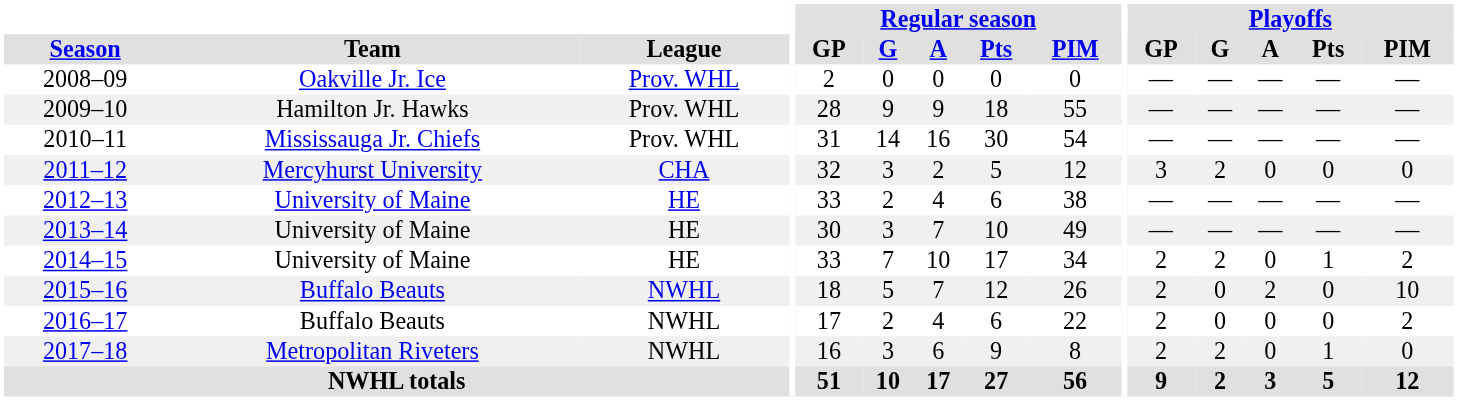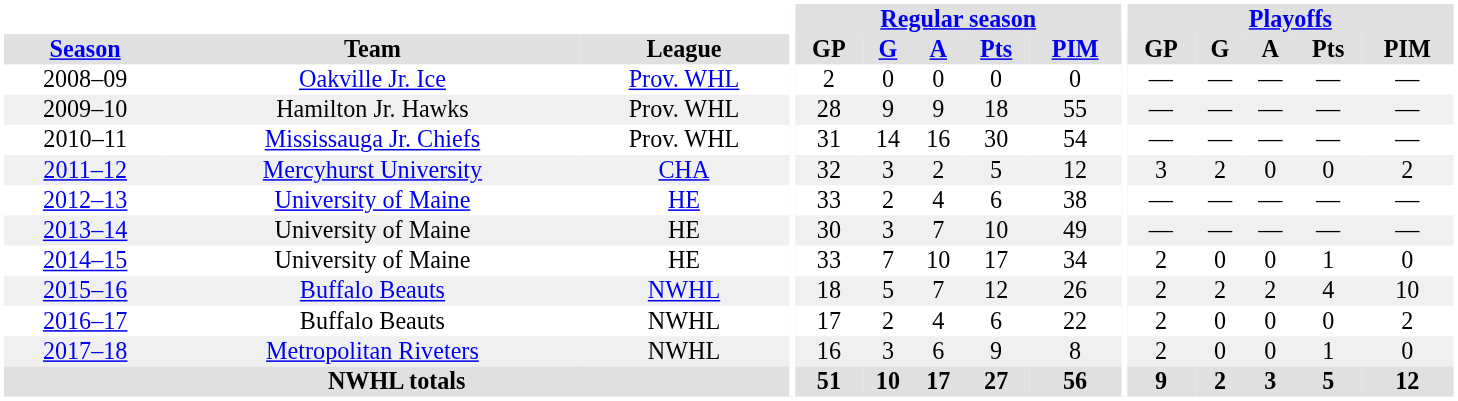(1407, 169) 0 -> (1407, 169) 2
(1220, 260) 2 -> (1220, 260) 0
(1407, 260) 2 -> (1407, 260) 0
(1220, 290) 0 -> (1220, 290) 2
(1328, 290) 0 -> (1328, 290) 4
(1220, 351) 2 -> (1220, 351) 0
